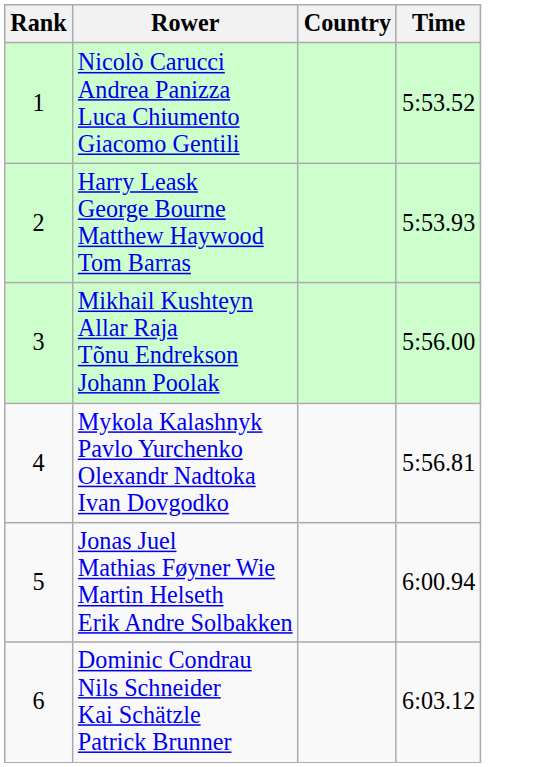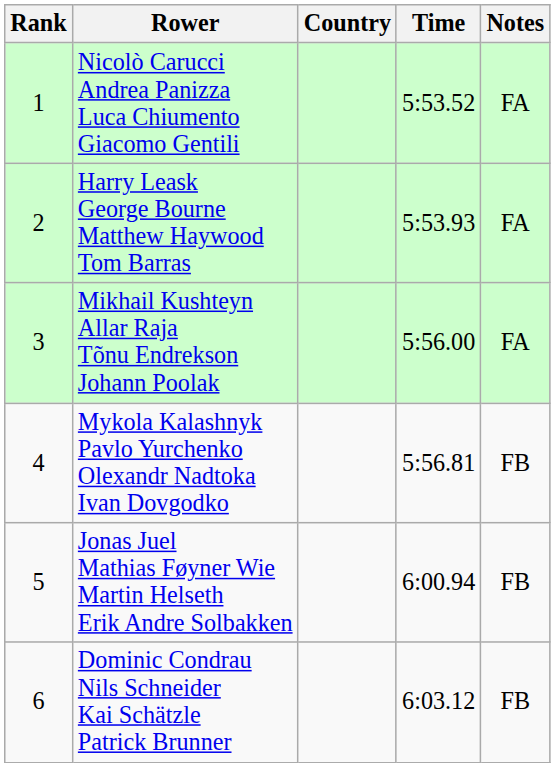+ column: (515, 23)
